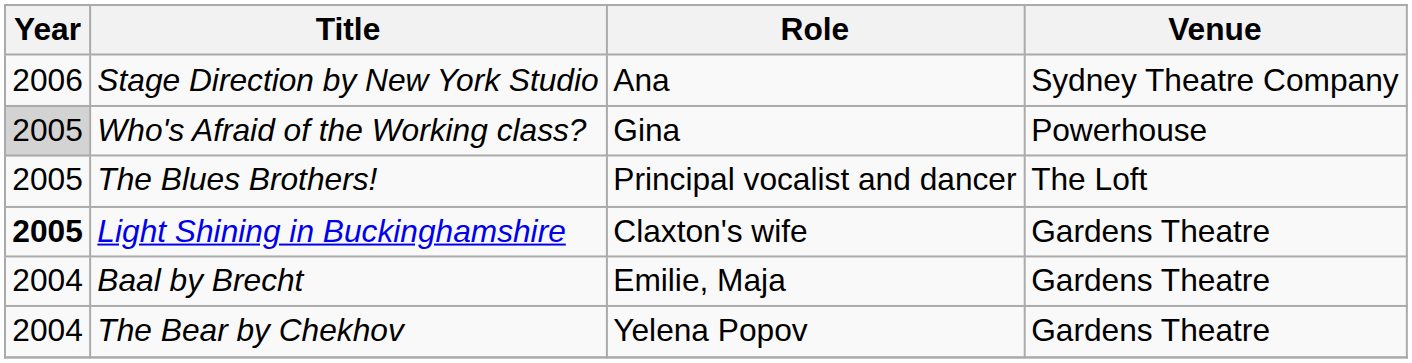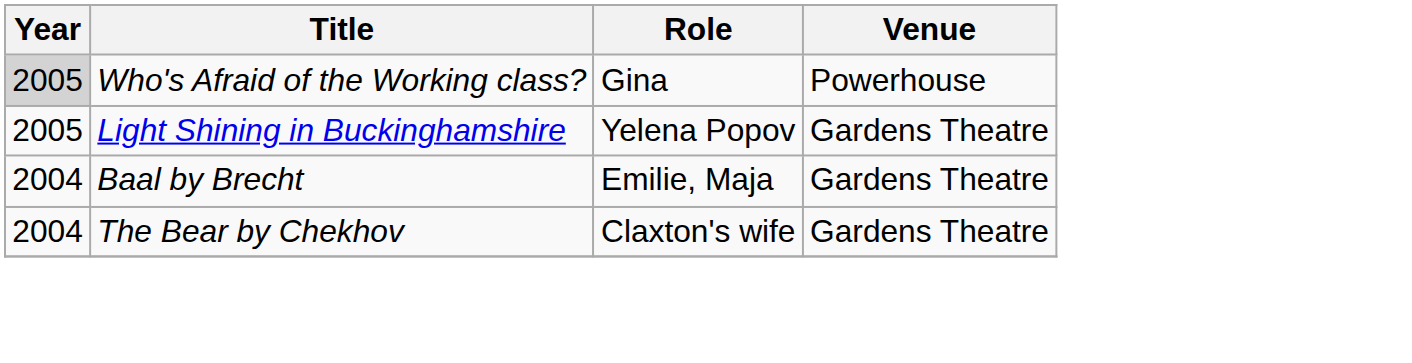- row: (348, 79)
- row: (237, 180)
(48, 230) bold -> (48, 130) normal
(710, 230) Claxton's wife -> (698, 130) Yelena Popov
(710, 331) Yelena Popov -> (698, 230) Claxton's wife
